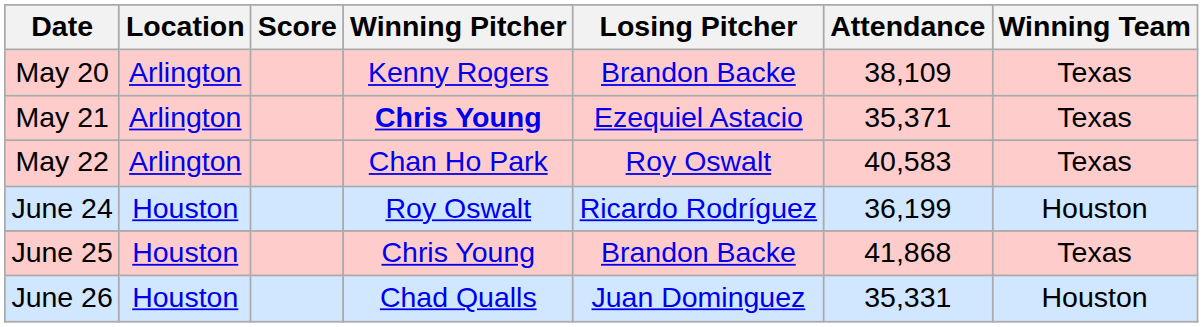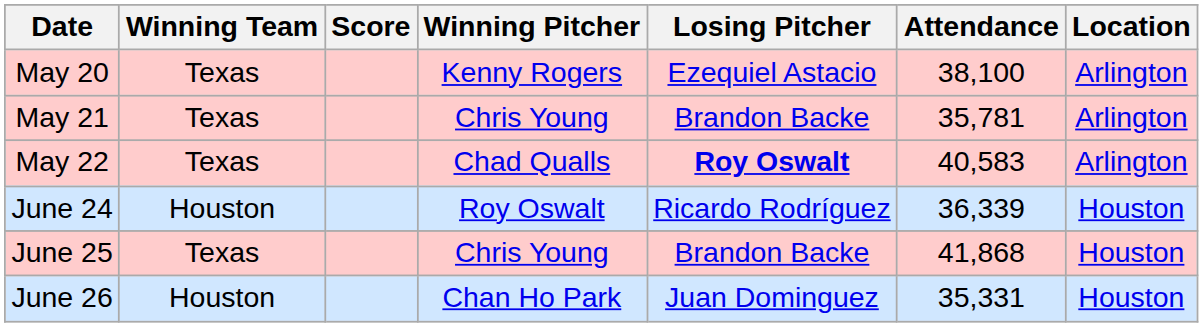columns swapped: (1095, 27) <-> (185, 27)
(698, 72) Brandon Backe -> (772, 72) Ezequiel Astacio
(908, 72) 38,109 -> (981, 72) 38,100
(458, 117) bold -> (532, 117) normal
(698, 117) Ezequiel Astacio -> (772, 117) Brandon Backe
(908, 117) 35,371 -> (981, 117) 35,781
(458, 162) Chan Ho Park -> (532, 162) Chad Qualls
(698, 162) normal -> (772, 162) bold
(908, 207) 36,199 -> (981, 207) 36,339
(458, 298) Chad Qualls -> (532, 298) Chan Ho Park
